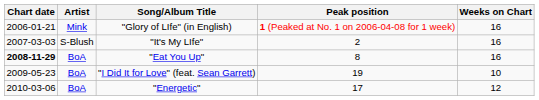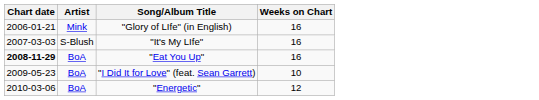- column: (357, 12)
